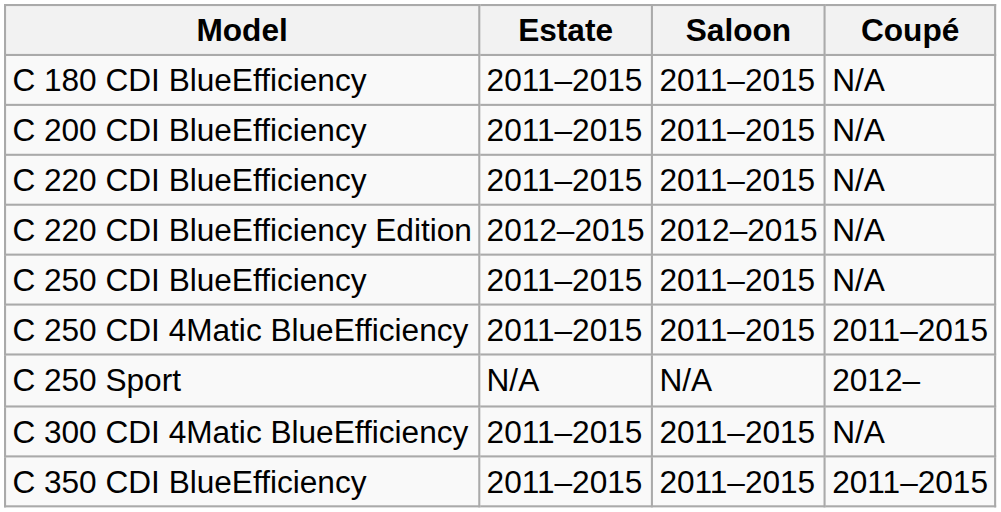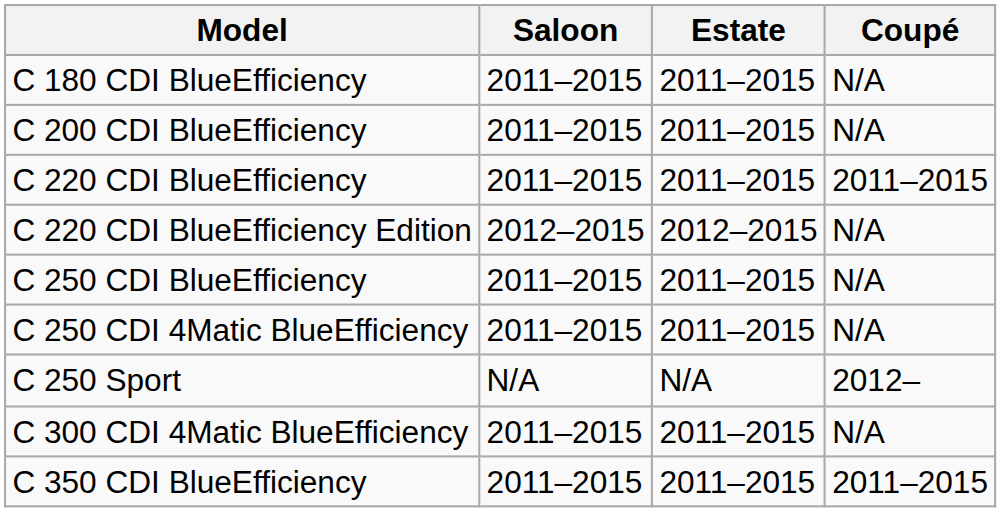columns swapped: (738, 30) <-> (566, 30)
(859, 180) N/A -> (910, 180) 2011–2015
(910, 331) 2011–2015 -> (859, 331) N/A
